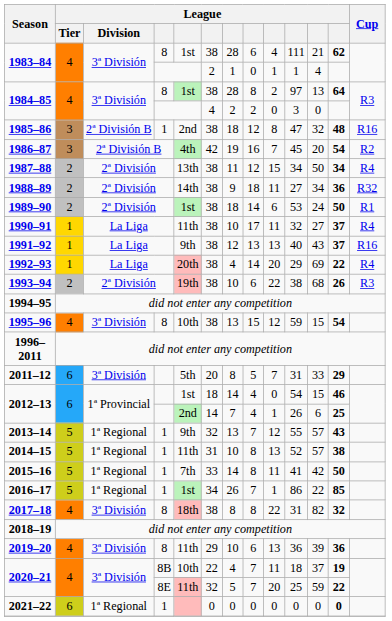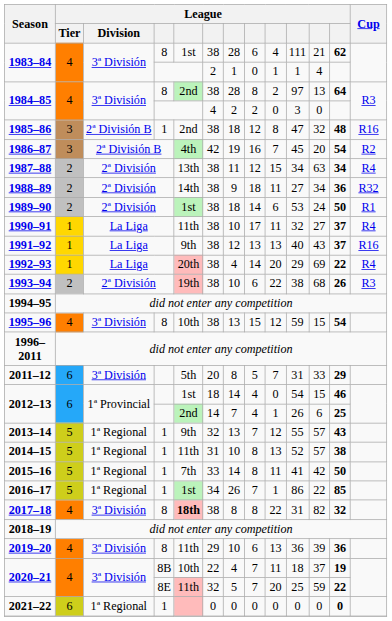(188, 91) 1st -> (188, 91) 2nd
(318, 168) 50 -> (319, 168) 63
(188, 509) normal -> (188, 509) bold
